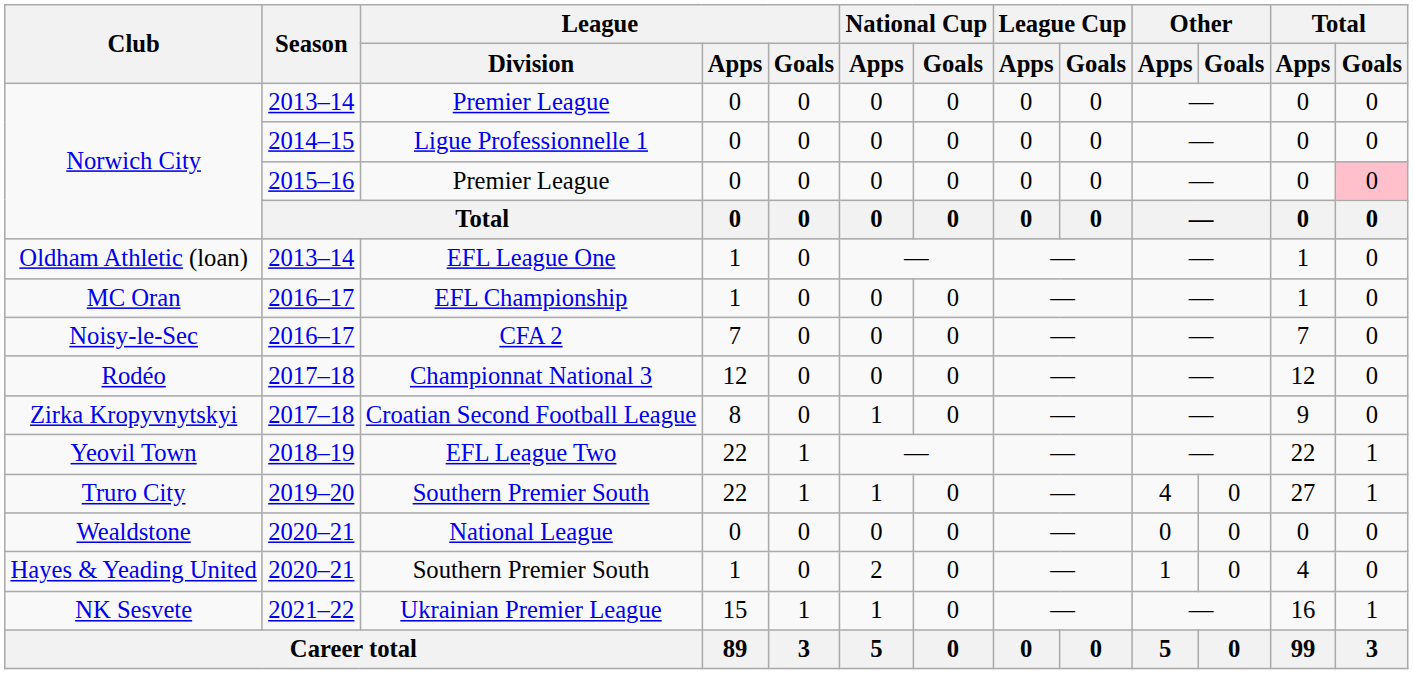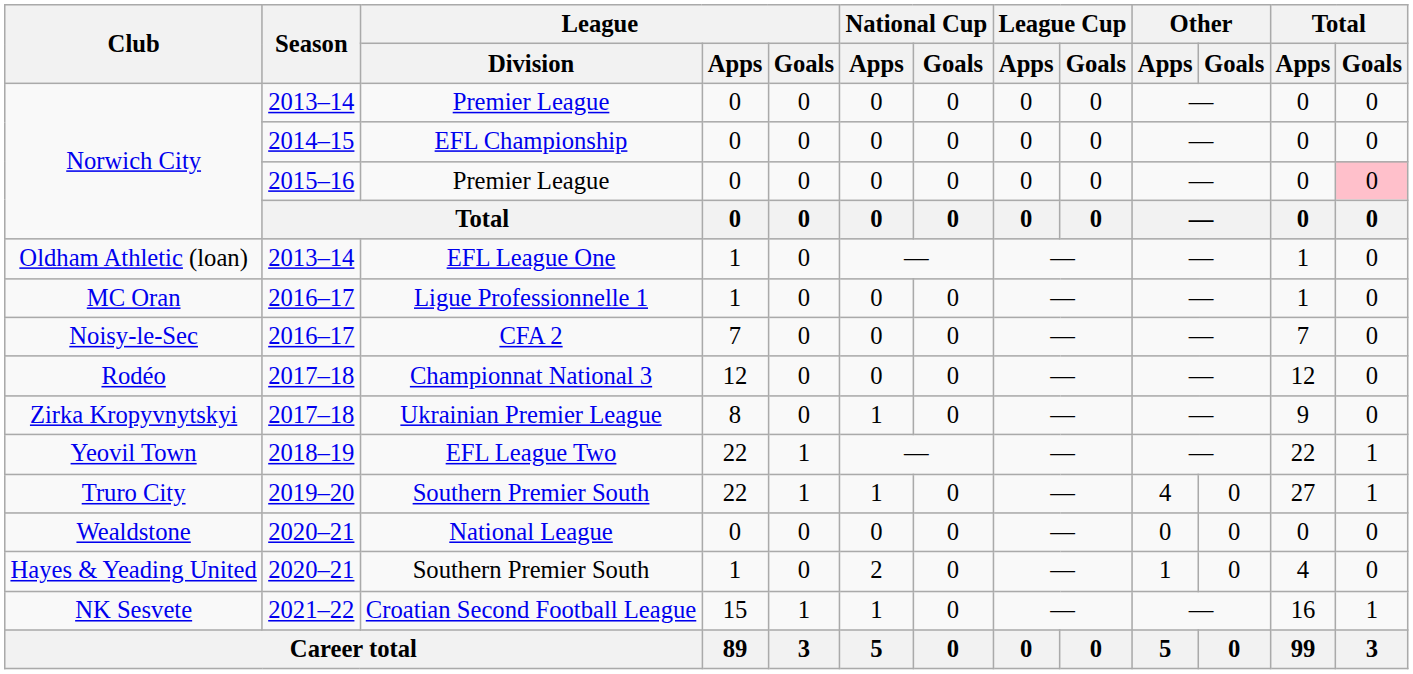(531, 141) Ligue Professionnelle 1 -> (531, 141) EFL Championship
(531, 297) EFL Championship -> (531, 297) Ligue Professionnelle 1
(531, 414) Croatian Second Football League -> (531, 414) Ukrainian Premier League
(531, 610) Ukrainian Premier League -> (531, 610) Croatian Second Football League
